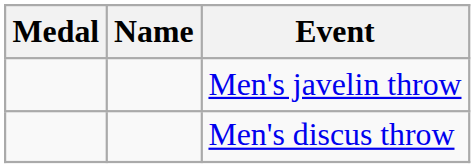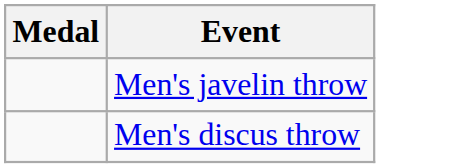- column: (154, 31)
